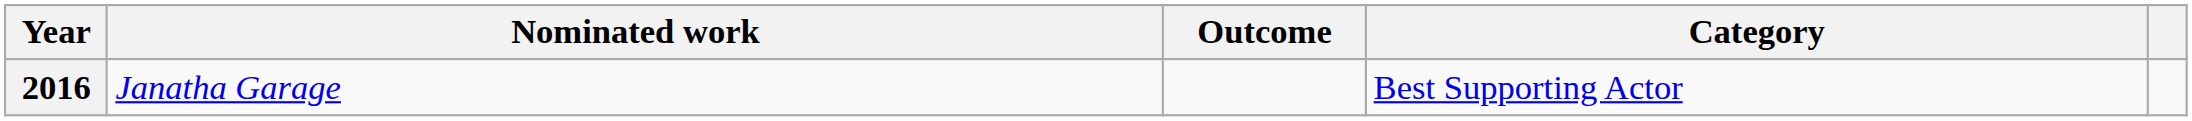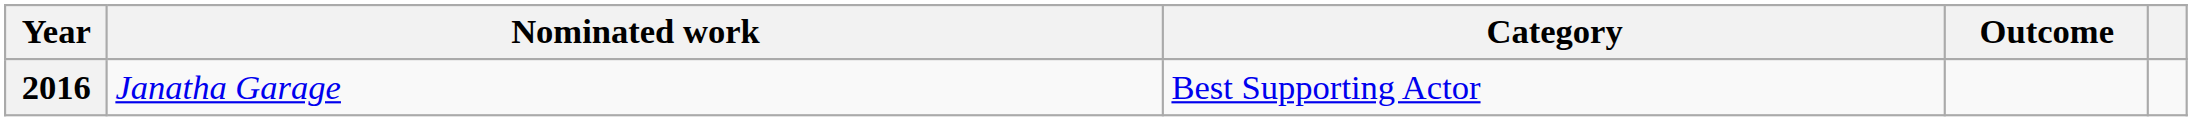columns swapped: (1757, 31) <-> (1265, 31)
